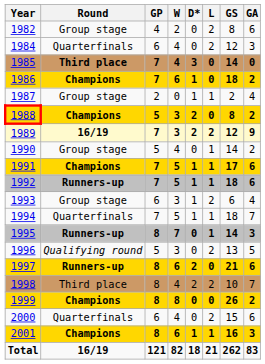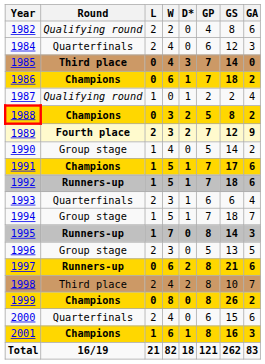columns swapped: (157, 13) <-> (211, 13)
(93, 30) Group stage -> (93, 30) Qualifying round
(93, 97) Group stage -> (93, 97) Qualifying round
(93, 133) 16/19 -> (93, 133) Fourth place
(93, 200) Group stage -> (93, 200) Quarterfinals
(93, 217) Quarterfinals -> (93, 217) Group stage
(93, 250) Qualifying round -> (93, 250) Group stage
